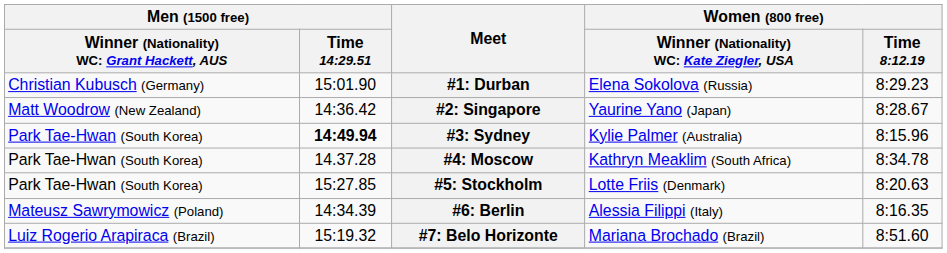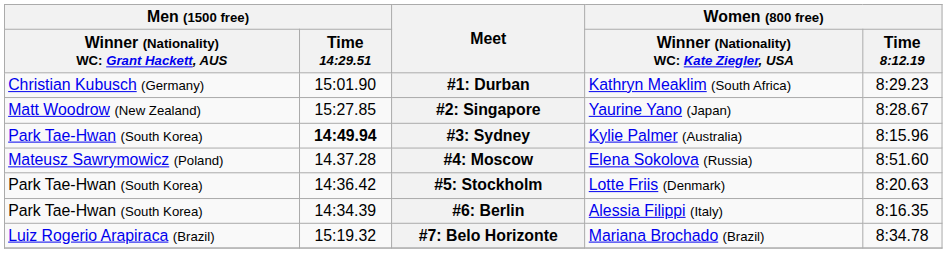(671, 85) Elena Sokolova (Russia) -> (690, 85) Kathryn Meaklim (South Africa)
(345, 110) 14:36.42 -> (345, 110) 15:27.85
(105, 160) Park Tae-Hwan (South Korea) -> (116, 160) Mateusz Sawrymowicz (Poland)
(690, 160) Kathryn Meaklim (South Africa) -> (671, 160) Elena Sokolova (Russia)
(902, 160) 8:34.78 -> (902, 160) 8:51.60
(345, 185) 15:27.85 -> (345, 185) 14:36.42
(116, 210) Mateusz Sawrymowicz (Poland) -> (105, 210) Park Tae-Hwan (South Korea)
(902, 235) 8:51.60 -> (902, 235) 8:34.78
